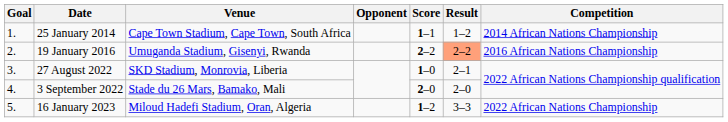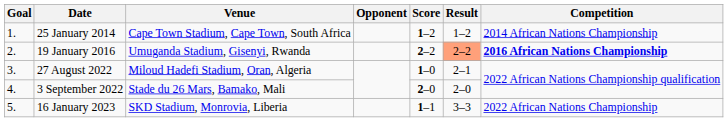(426, 32) 1–1 -> (426, 32) 1–2
(570, 51) normal -> (575, 51) bold
(208, 70) SKD Stadium, Monrovia, Liberia -> (220, 70) Miloud Hadefi Stadium, Oran, Algeria
(220, 107) Miloud Hadefi Stadium, Oran, Algeria -> (208, 107) SKD Stadium, Monrovia, Liberia
(426, 107) 1–2 -> (426, 107) 1–1
